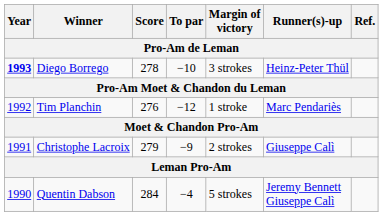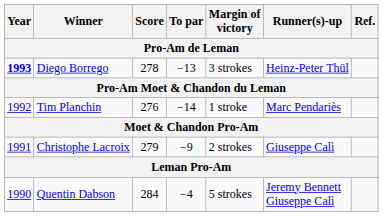(186, 68) −10 -> (186, 68) −13
(186, 108) −12 -> (186, 108) −14
